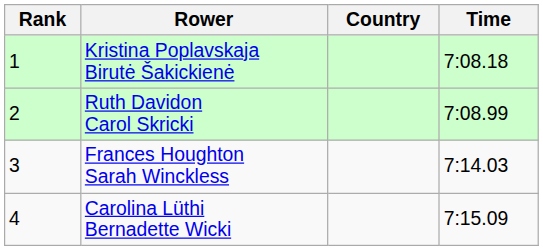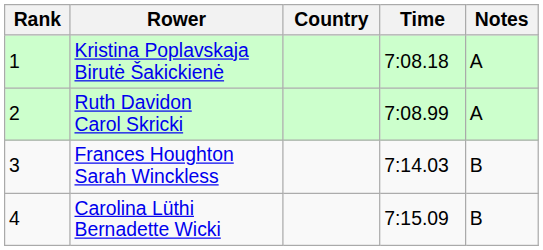+ column: (502, 19)
